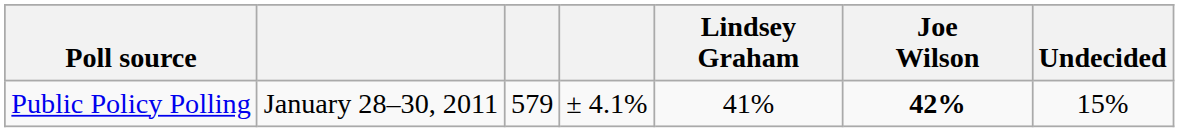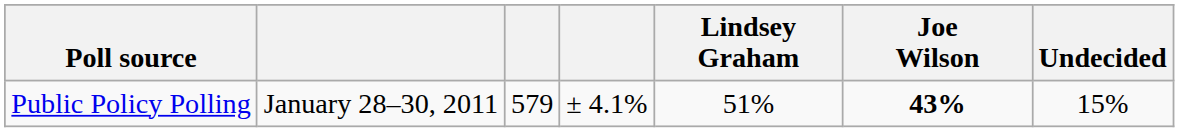(748, 103) 41% -> (748, 103) 51%
(937, 103) 42% -> (937, 103) 43%
